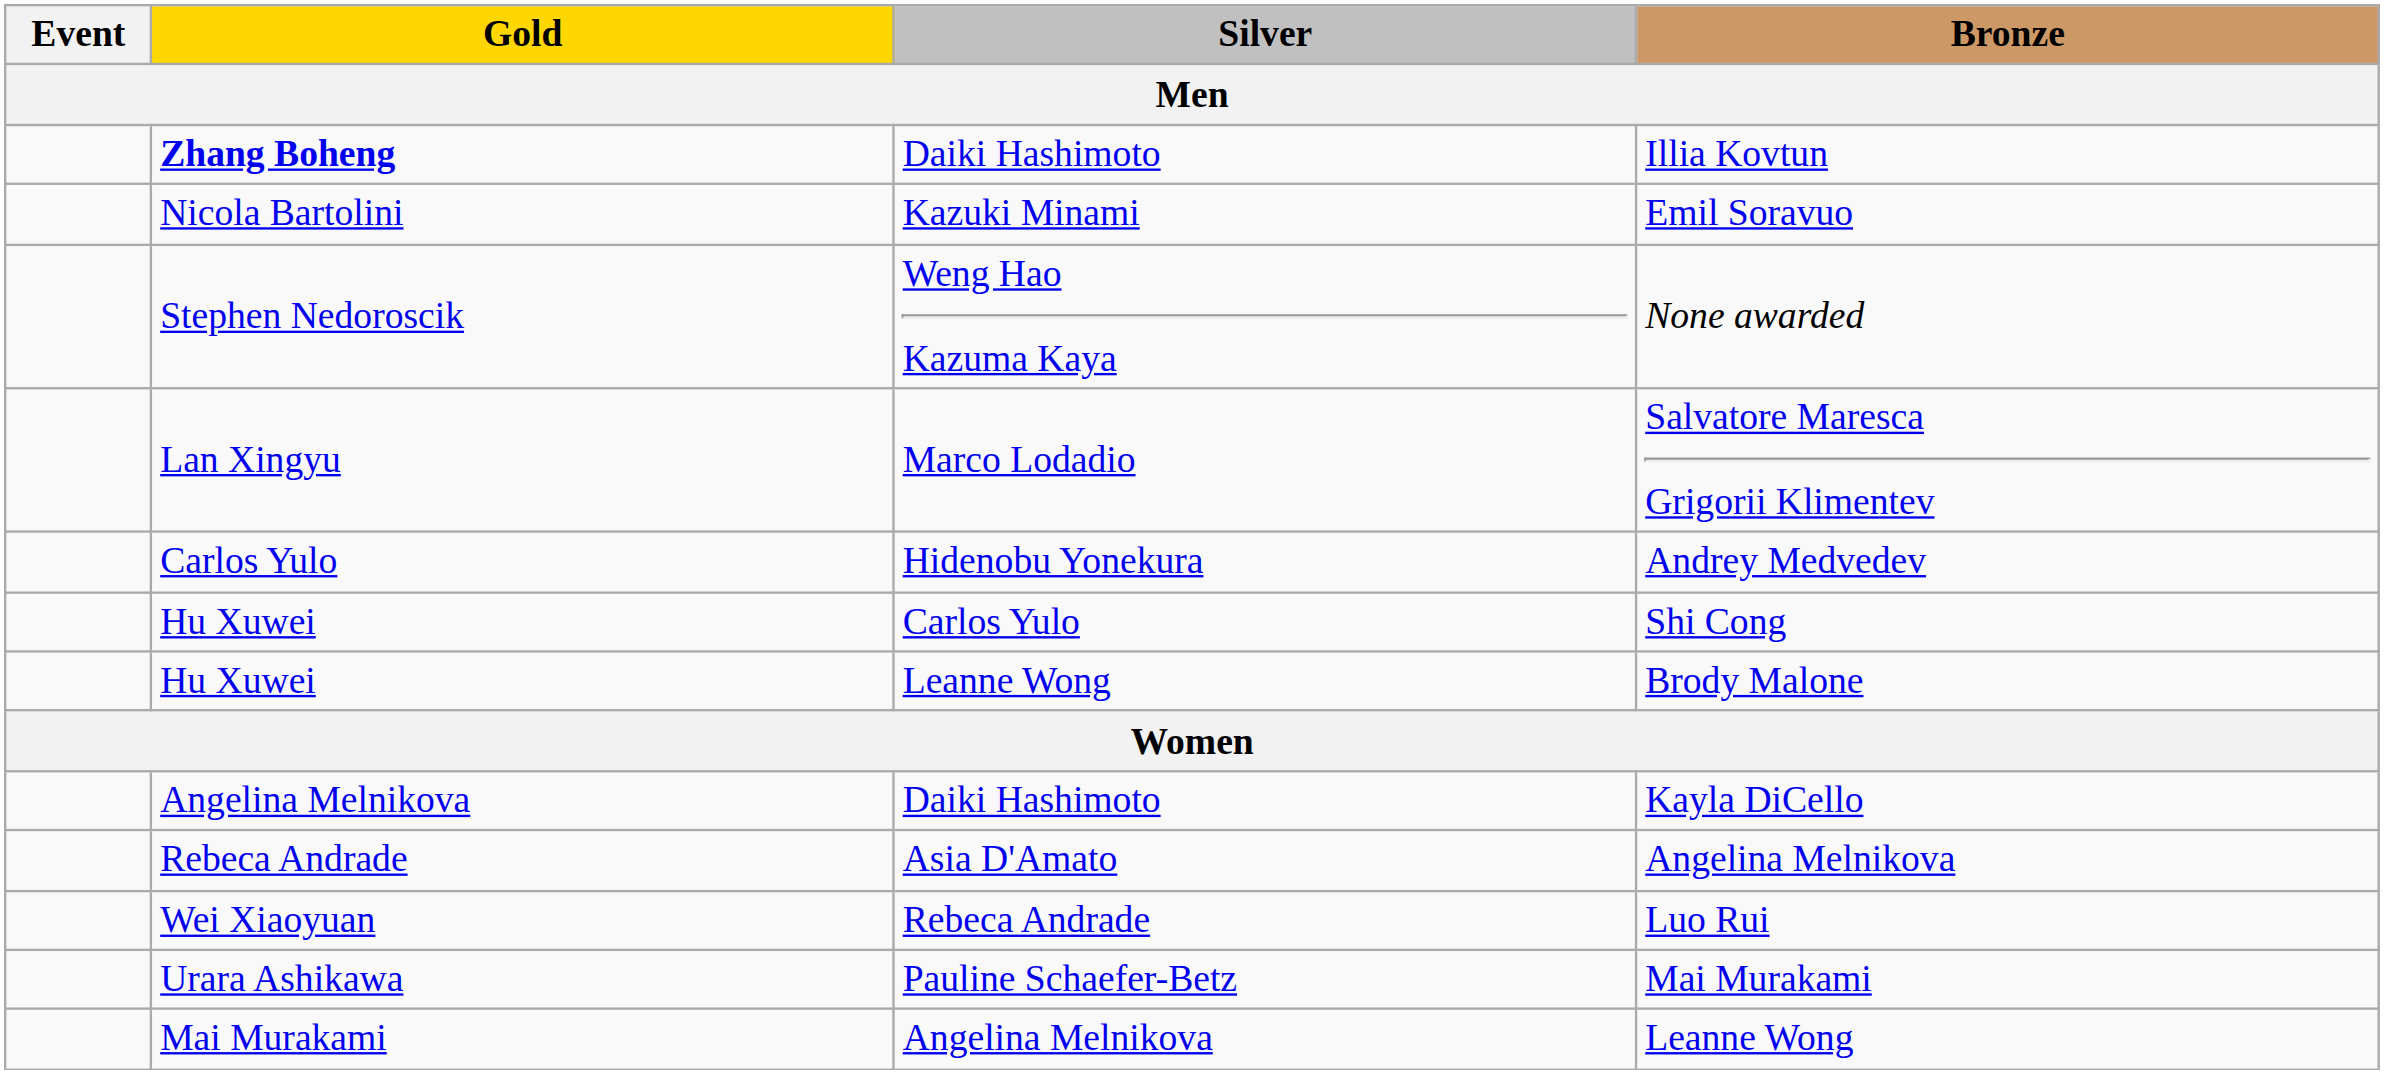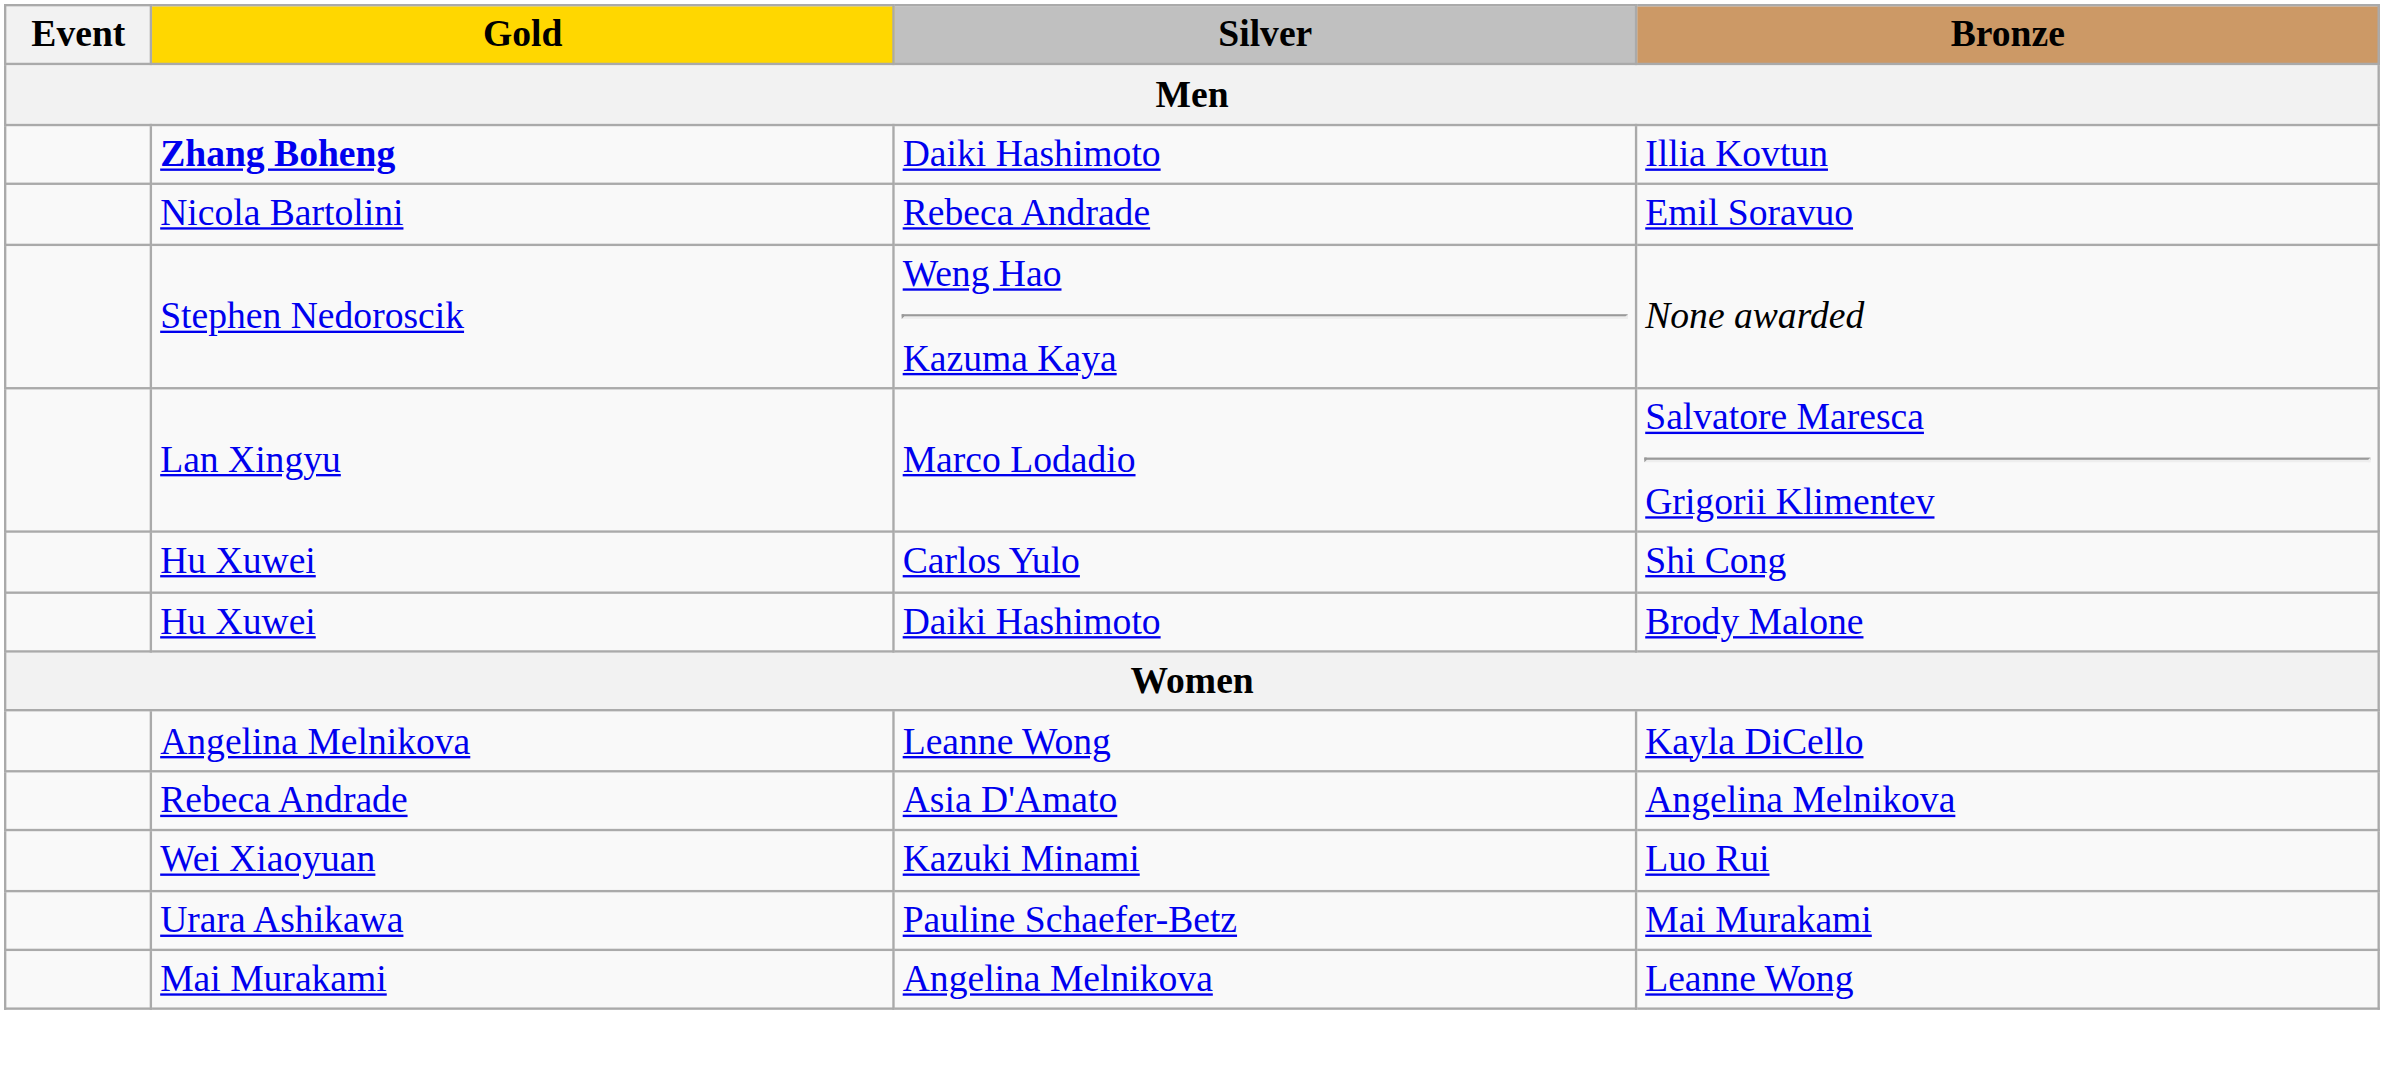(1021, 213) Kazuki Minami -> (1026, 213) Rebeca Andrade
- row: (1786, 561)
(1007, 680) Leanne Wong -> (1032, 620) Daiki Hashimoto
(1032, 799) Daiki Hashimoto -> (1007, 740) Leanne Wong
(1026, 919) Rebeca Andrade -> (1021, 859) Kazuki Minami
